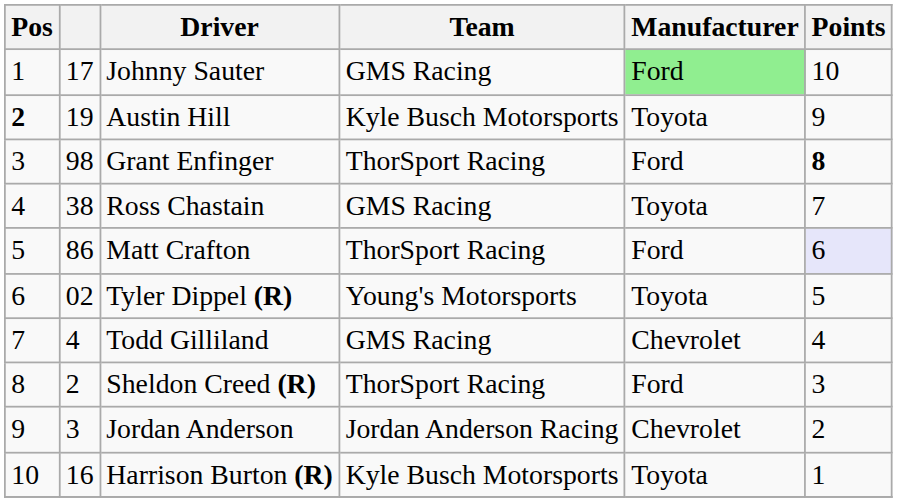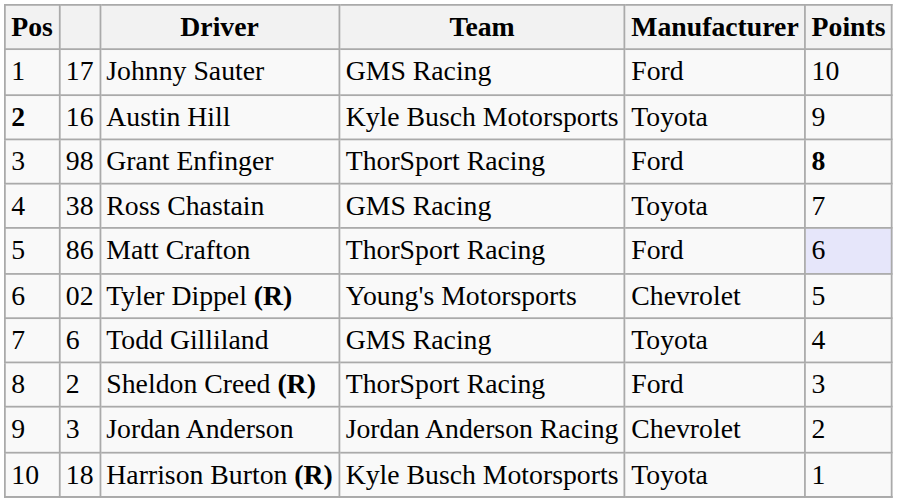(658, 71) lightgreen background -> (658, 71) no background
(80, 115) 19 -> (80, 115) 16
(670, 294) Toyota -> (686, 294) Chevrolet
(73, 339) 4 -> (73, 339) 6
(686, 339) Chevrolet -> (670, 339) Toyota
(80, 473) 16 -> (80, 473) 18
